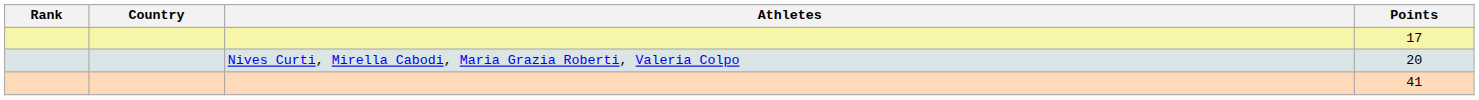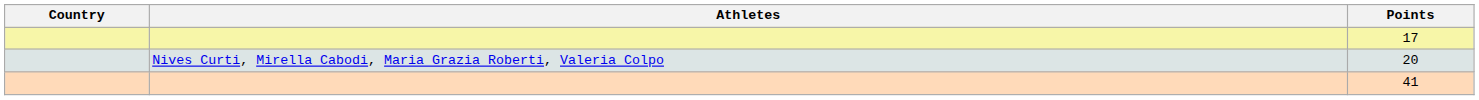- column: (46, 15)
